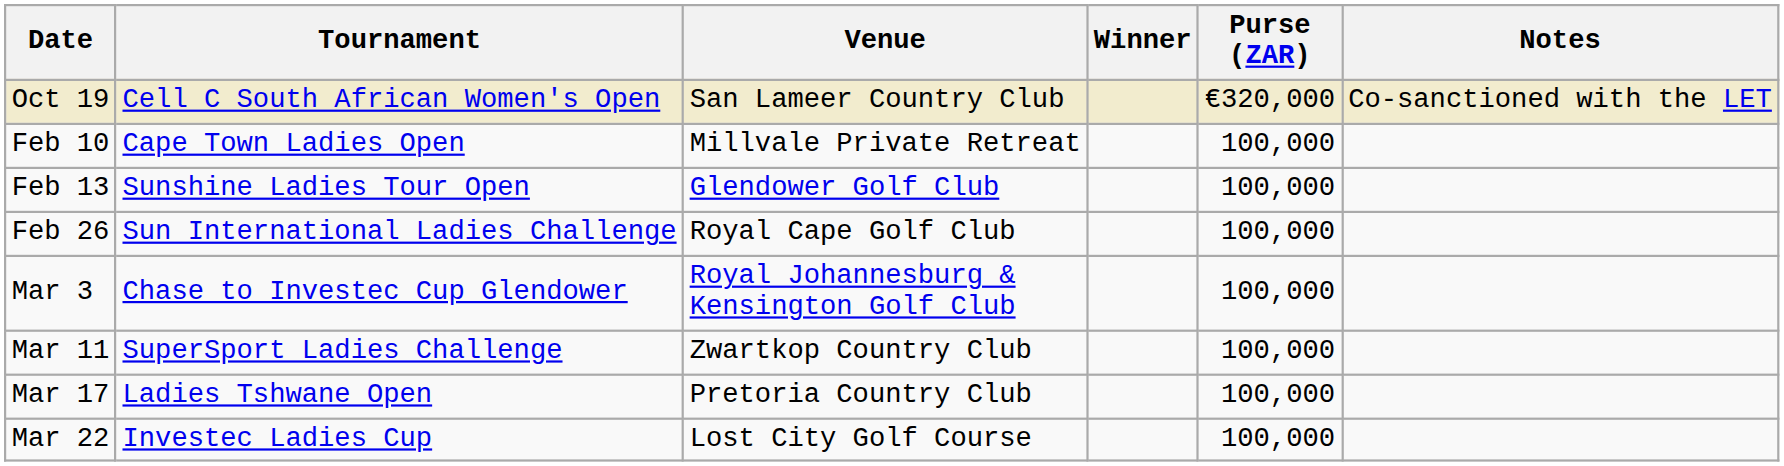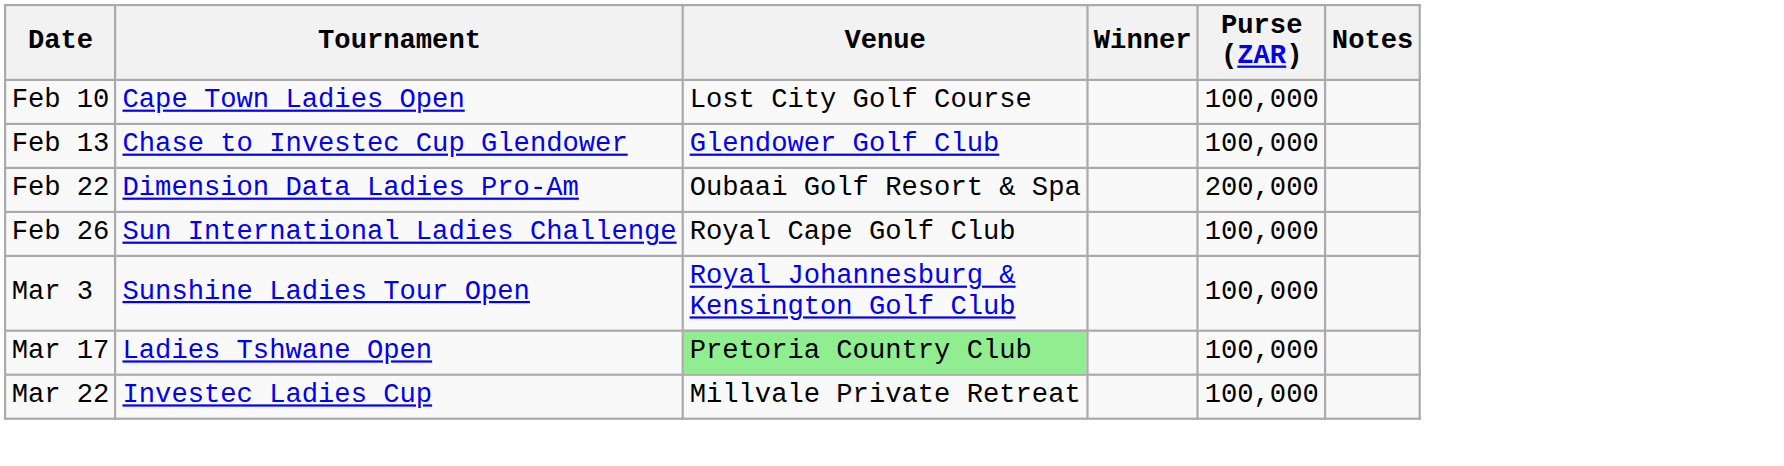- row: (61, 102)
(885, 146) Millvale Private Retreat -> (861, 102) Lost City Golf Course
(326, 190) Sunshine Ladies Tour Open -> (375, 146) Chase to Investec Cup Glendower
+ row: (61, 190)
(375, 293) Chase to Investec Cup Glendower -> (326, 293) Sunshine Ladies Tour Open
- row: (61, 352)
(861, 396) no background -> (861, 352) lightgreen background
(861, 440) Lost City Golf Course -> (885, 396) Millvale Private Retreat
